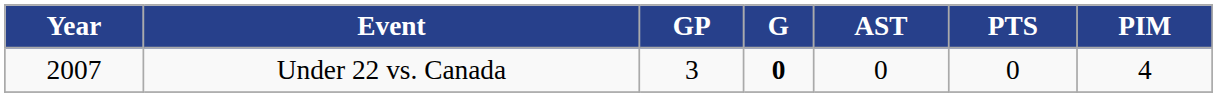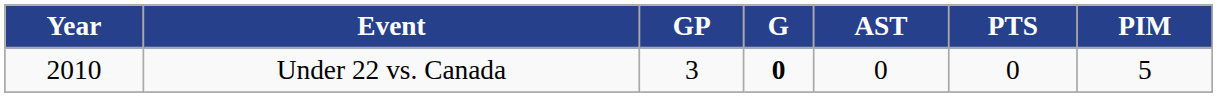(74, 69) 2007 -> (74, 69) 2010
(1145, 69) 4 -> (1145, 69) 5
